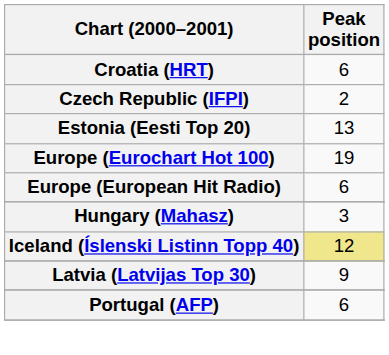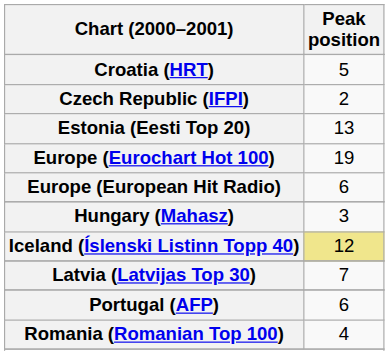(344, 69) 6 -> (344, 69) 5
(344, 275) 9 -> (344, 275) 7
+ row: (154, 334)
